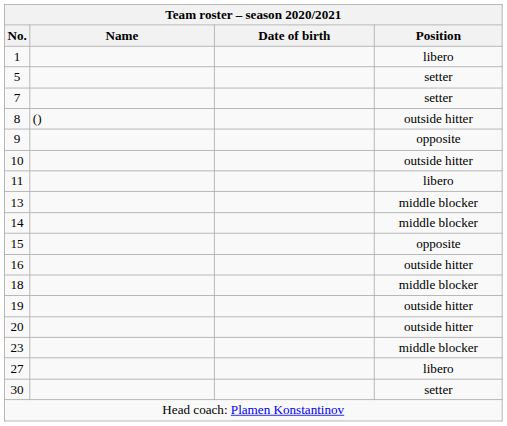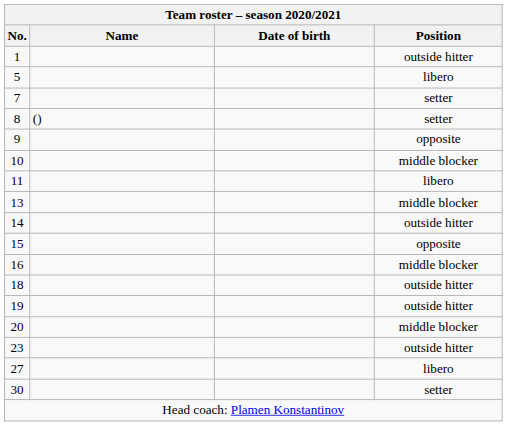(438, 56) libero -> (438, 56) outside hitter
(438, 77) setter -> (438, 77) libero
(438, 118) outside hitter -> (438, 118) setter
(438, 160) outside hitter -> (438, 160) middle blocker
(438, 222) middle blocker -> (438, 222) outside hitter
(438, 264) outside hitter -> (438, 264) middle blocker
(438, 285) middle blocker -> (438, 285) outside hitter
(438, 327) outside hitter -> (438, 327) middle blocker
(438, 347) middle blocker -> (438, 347) outside hitter
